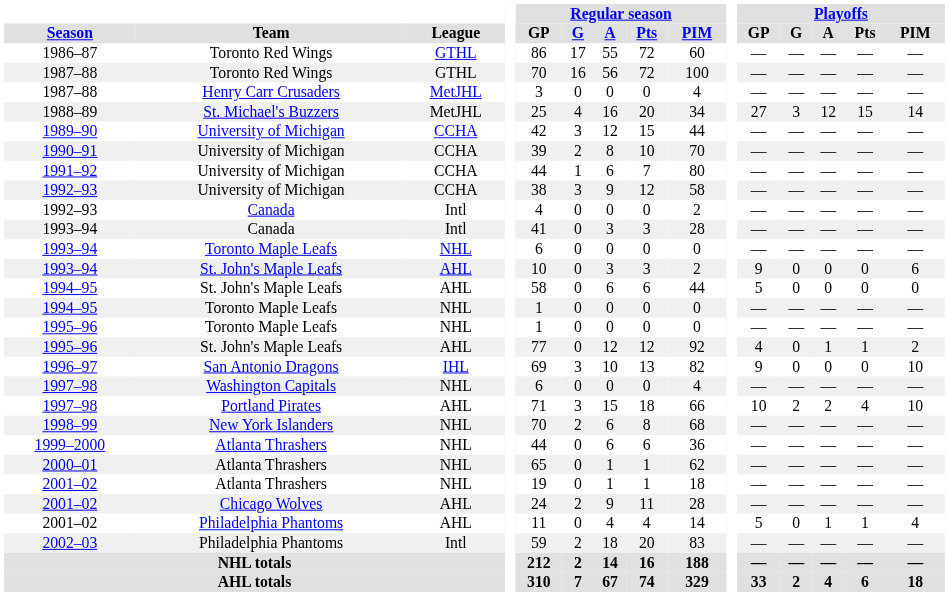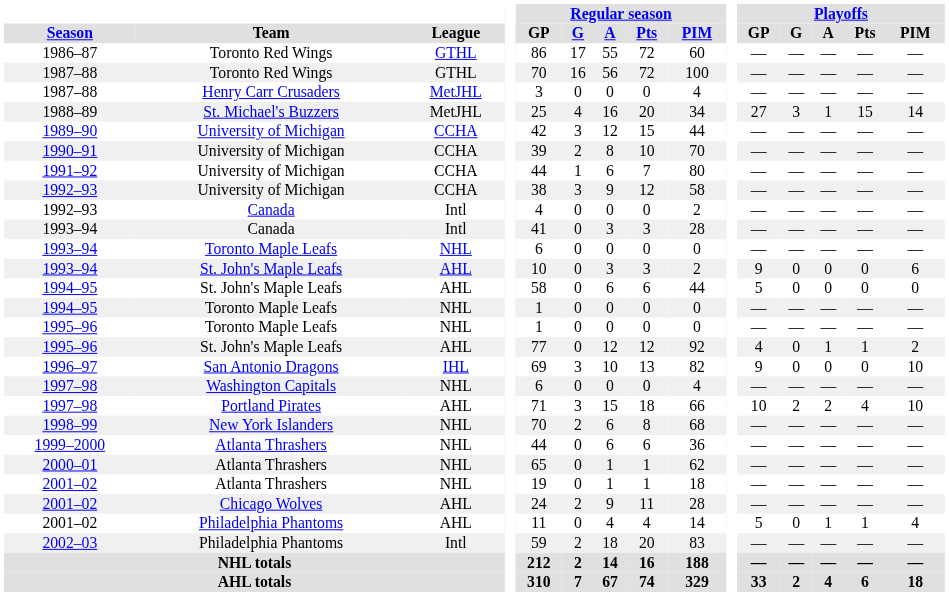(828, 111) 12 -> (828, 111) 1
